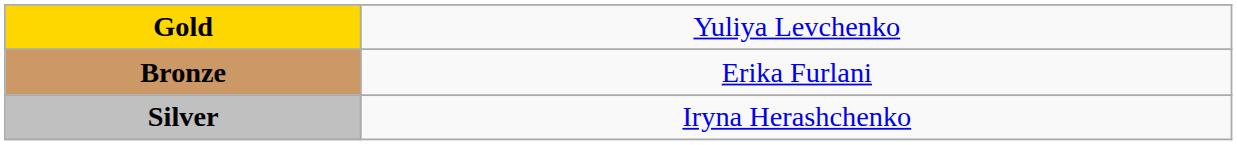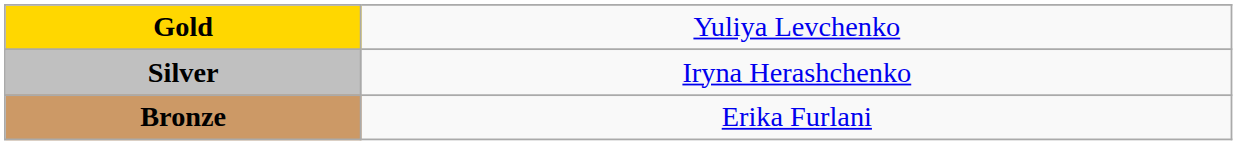rows swapped: (183, 116) <-> (183, 71)
